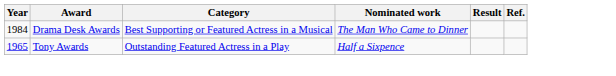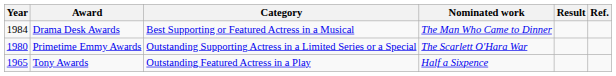+ row: (87, 46)
